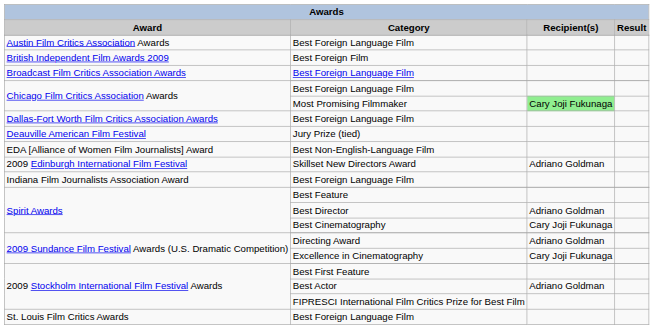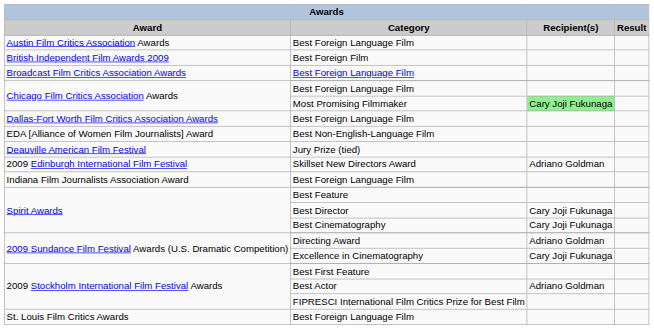rows swapped: (76, 134) <-> (110, 150)
(567, 210) Adriano Goldman -> (571, 210) Cary Joji Fukunaga
